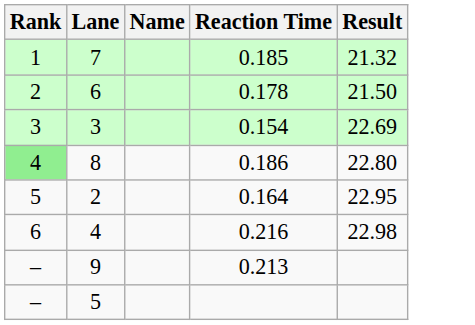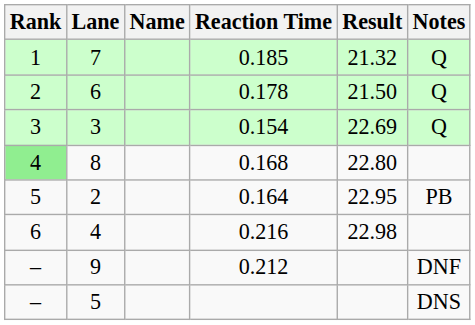+ column: (439, 22)
(263, 162) 0.186 -> (263, 162) 0.168
(263, 267) 0.213 -> (263, 267) 0.212
